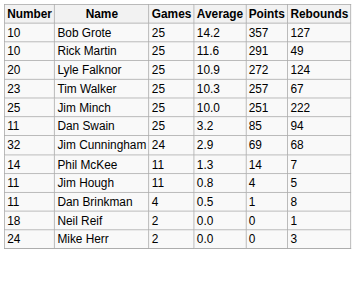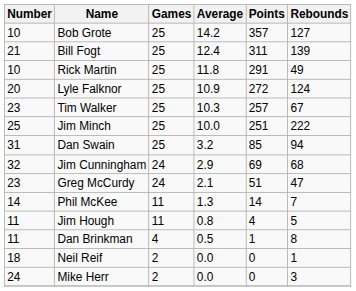+ row: (79, 51)
(208, 51) 11.6 -> (208, 70) 11.8
(13, 127) 11 -> (14, 145) 31
+ row: (96, 183)
